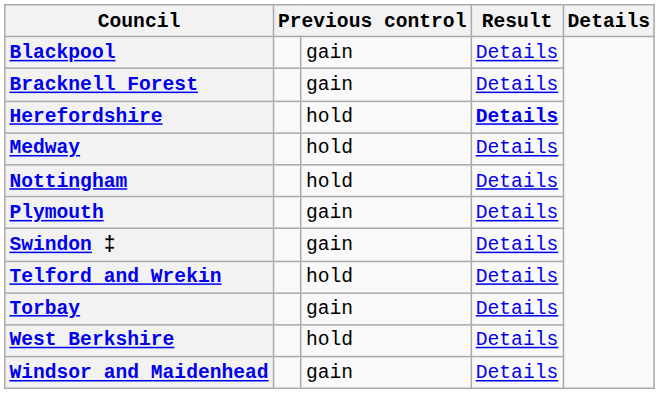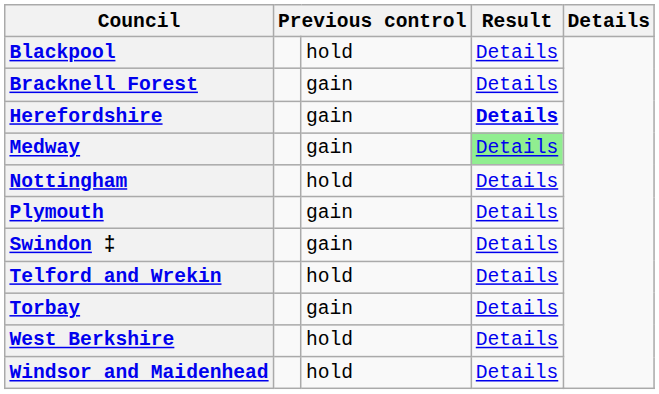(330, 53) gain -> (330, 53) hold
(330, 117) hold -> (330, 117) gain
(330, 149) hold -> (330, 149) gain
(517, 149) no background -> (517, 149) lightgreen background
(330, 373) gain -> (330, 373) hold
